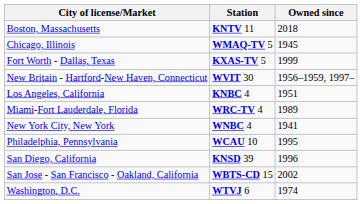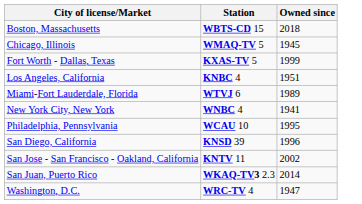(233, 28) KNTV 11 -> (233, 28) WBTS-CD 15
- row: (107, 77)
(237, 110) WRC-TV 4 -> (222, 93) WTVJ 6
(242, 175) WBTS-CD 15 -> (224, 158) KNTV 11
+ row: (52, 175)
(231, 191) WTVJ 6 -> (228, 191) WRC-TV 4
(288, 191) 1974 -> (290, 191) 1947
